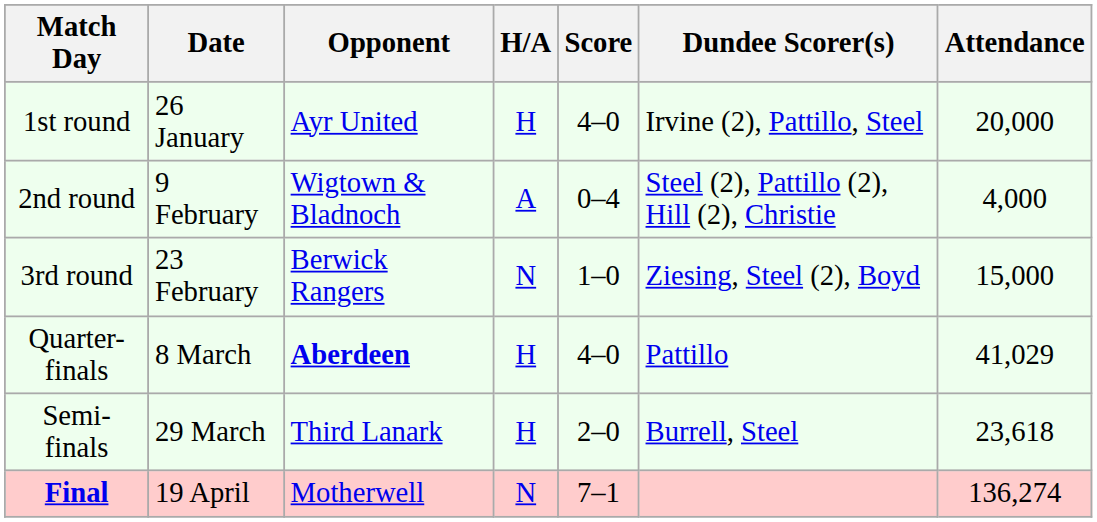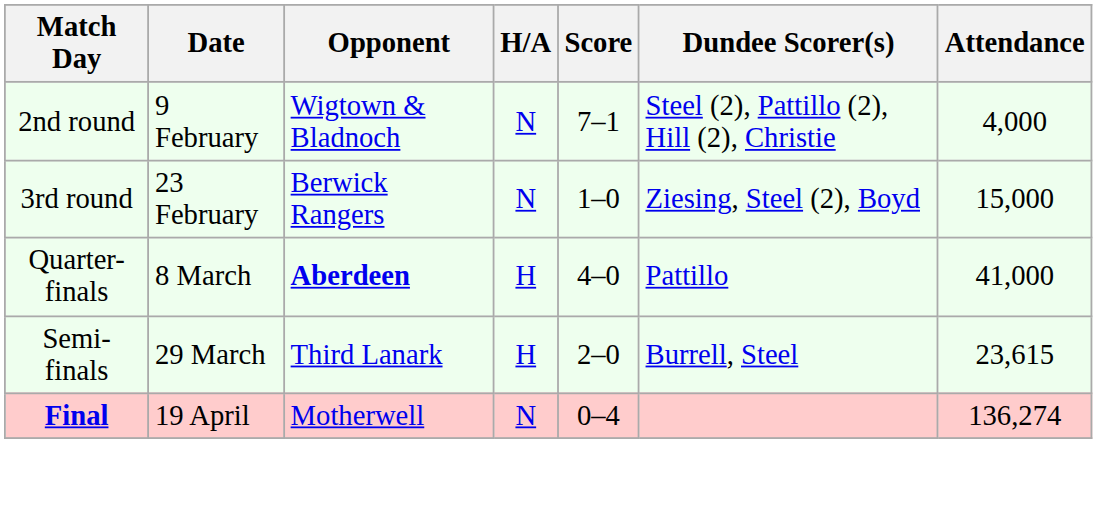- row: (77, 120)
(526, 198) A -> (526, 120) N
(598, 198) 0–4 -> (598, 120) 7–1
(1015, 353) 41,029 -> (1015, 276) 41,000
(1015, 431) 23,618 -> (1015, 353) 23,615
(598, 493) 7–1 -> (598, 415) 0–4
